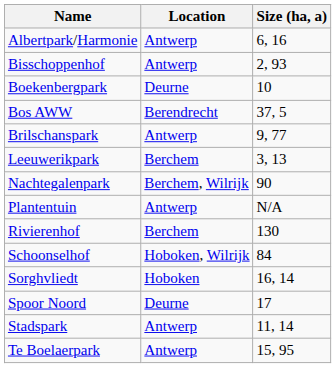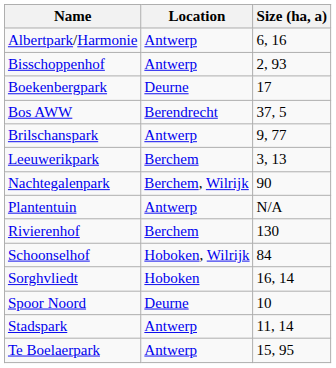(264, 87) 10 -> (264, 87) 17
(264, 302) 17 -> (264, 302) 10
